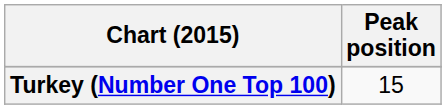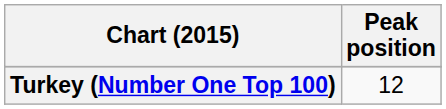(391, 85) 15 -> (391, 85) 12
